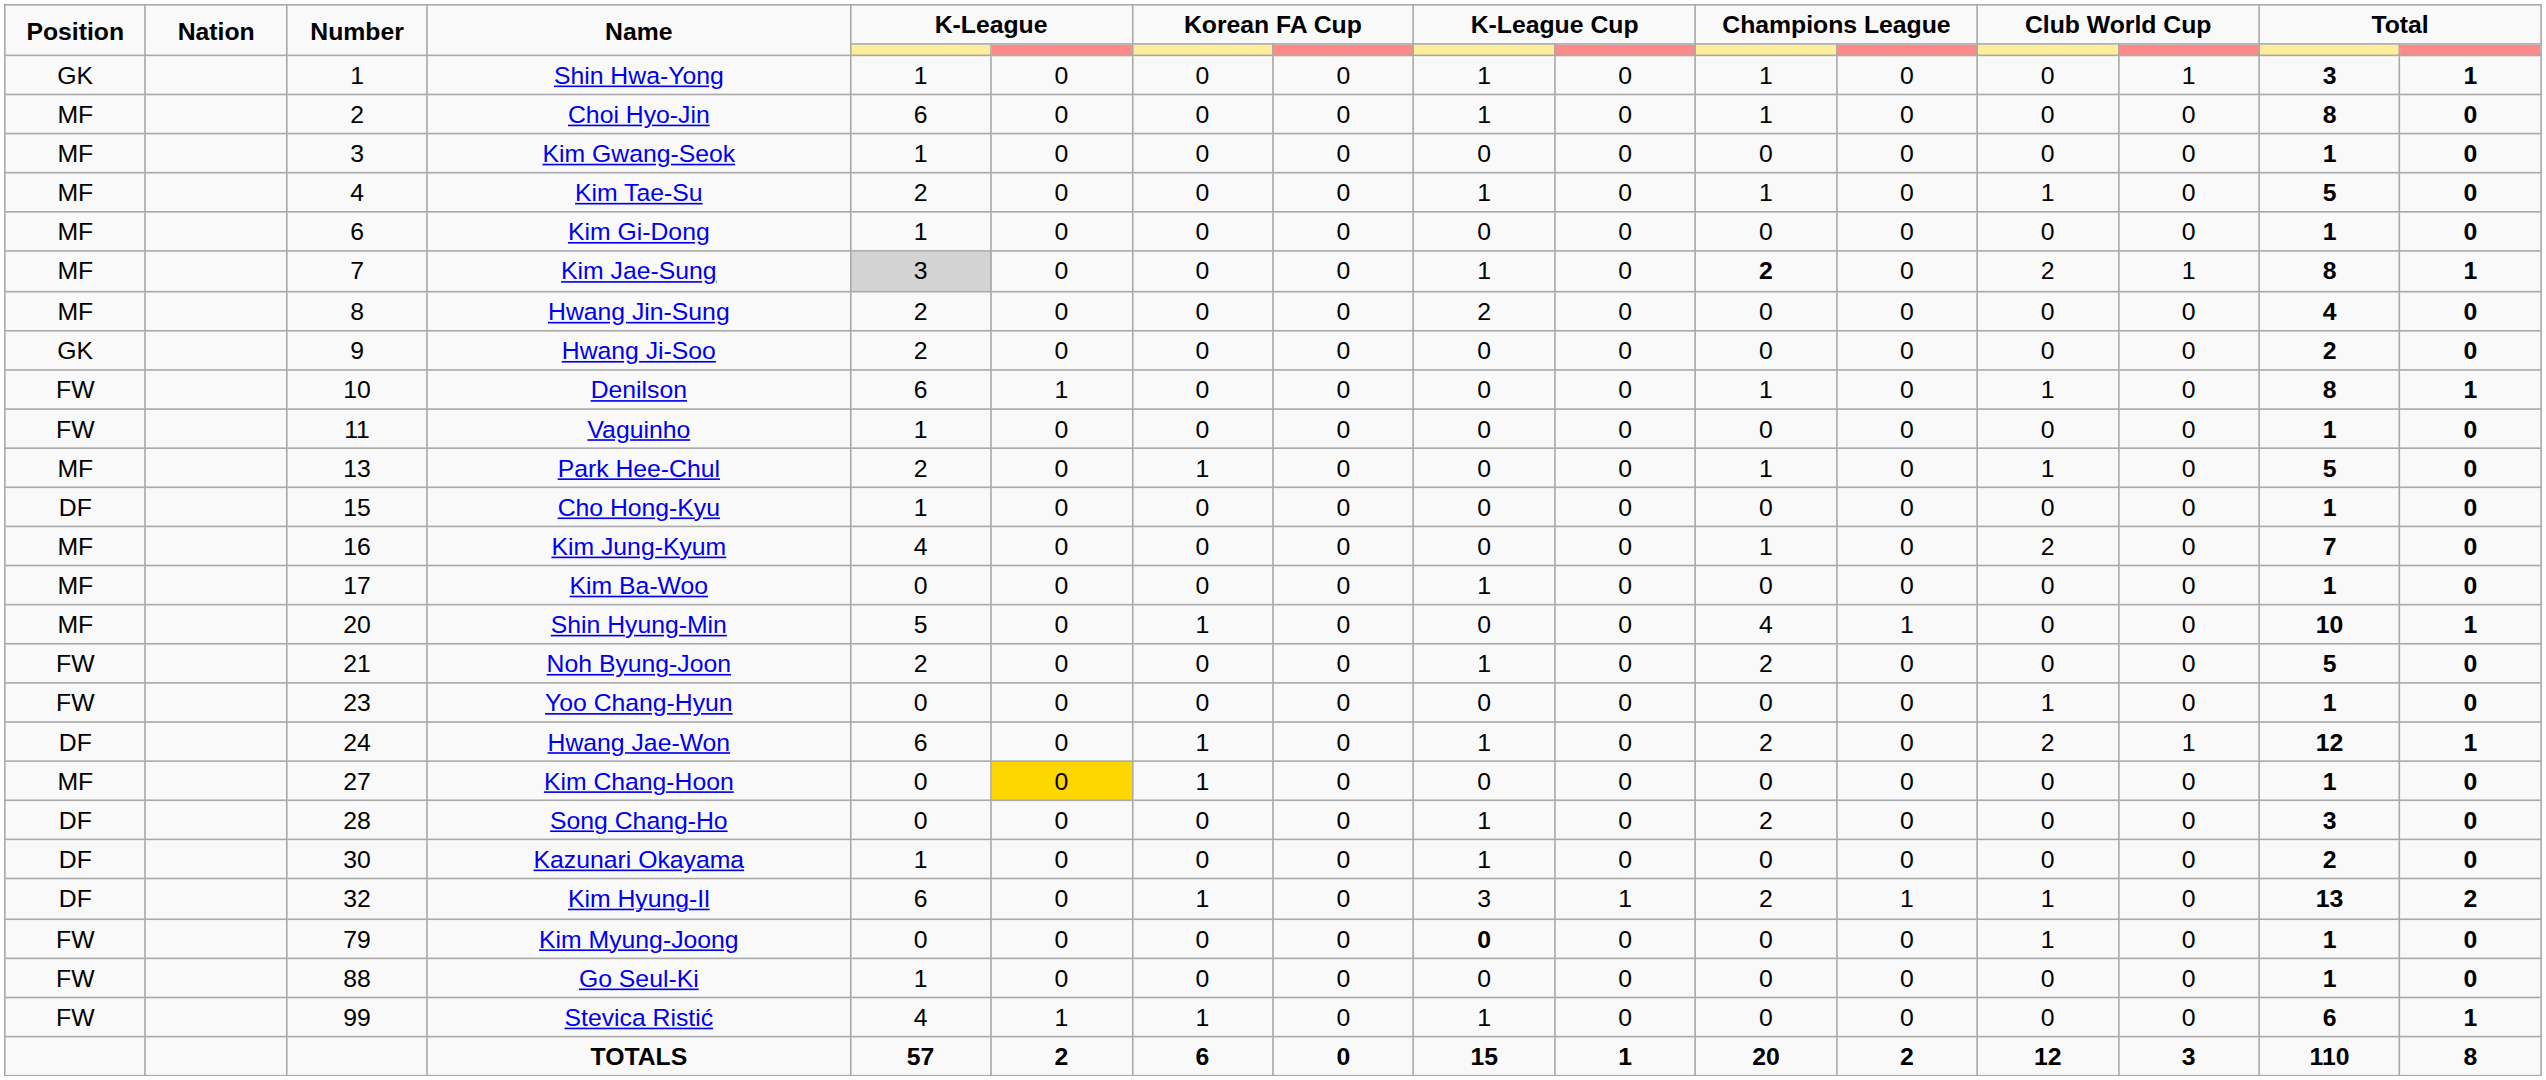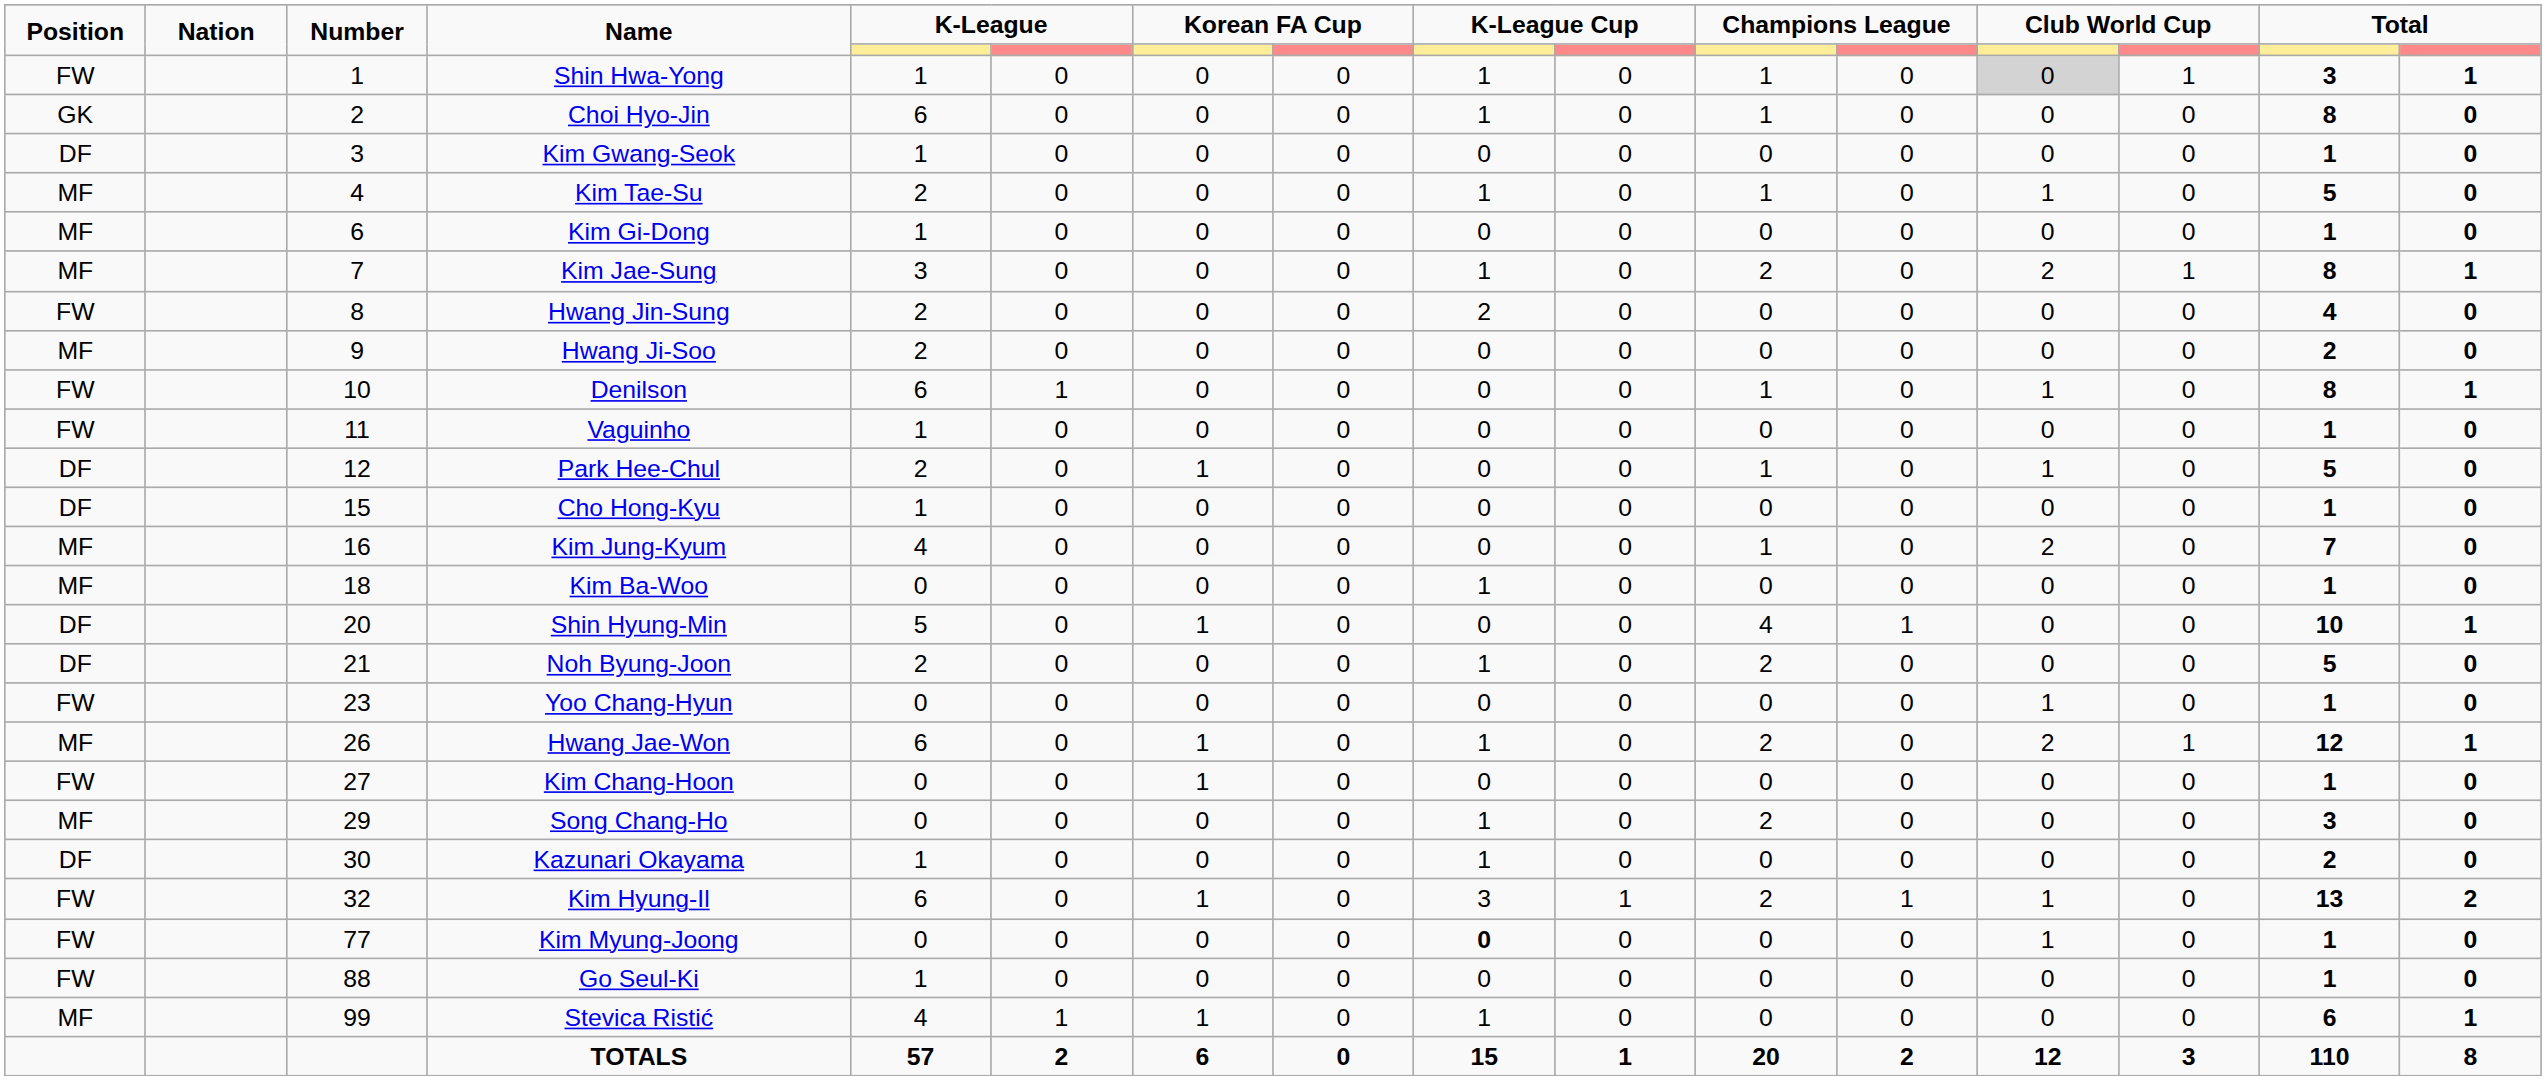(75, 75) GK -> (75, 75) FW
(2048, 75) no background -> (2048, 75) lightgrey background
(75, 115) MF -> (75, 115) GK
(75, 154) MF -> (75, 154) DF
(921, 271) lightgrey background -> (921, 271) no background
(1766, 271) bold -> (1766, 271) normal
(75, 311) MF -> (75, 311) FW
(75, 350) GK -> (75, 350) MF
(75, 468) MF -> (75, 468) DF
(357, 468) 13 -> (357, 468) 12
(357, 585) 17 -> (357, 585) 18
(75, 624) MF -> (75, 624) DF
(75, 664) FW -> (75, 664) DF
(75, 742) DF -> (75, 742) MF
(357, 742) 24 -> (357, 742) 26
(75, 781) MF -> (75, 781) FW
(1062, 781) gold background -> (1062, 781) no background
(75, 821) DF -> (75, 821) MF
(357, 821) 28 -> (357, 821) 29
(75, 899) DF -> (75, 899) FW
(357, 938) 79 -> (357, 938) 77
(75, 1017) FW -> (75, 1017) MF
